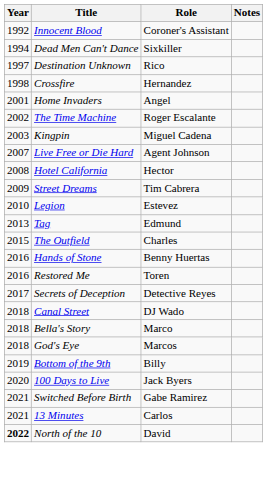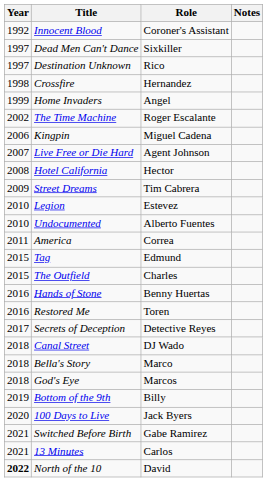(18, 48) 1994 -> (18, 48) 1997
(18, 100) 2001 -> (18, 100) 1999
(18, 135) 2003 -> (18, 135) 2006
+ row: (67, 223)
+ row: (53, 240)
(18, 223) 2013 -> (18, 258) 2015
